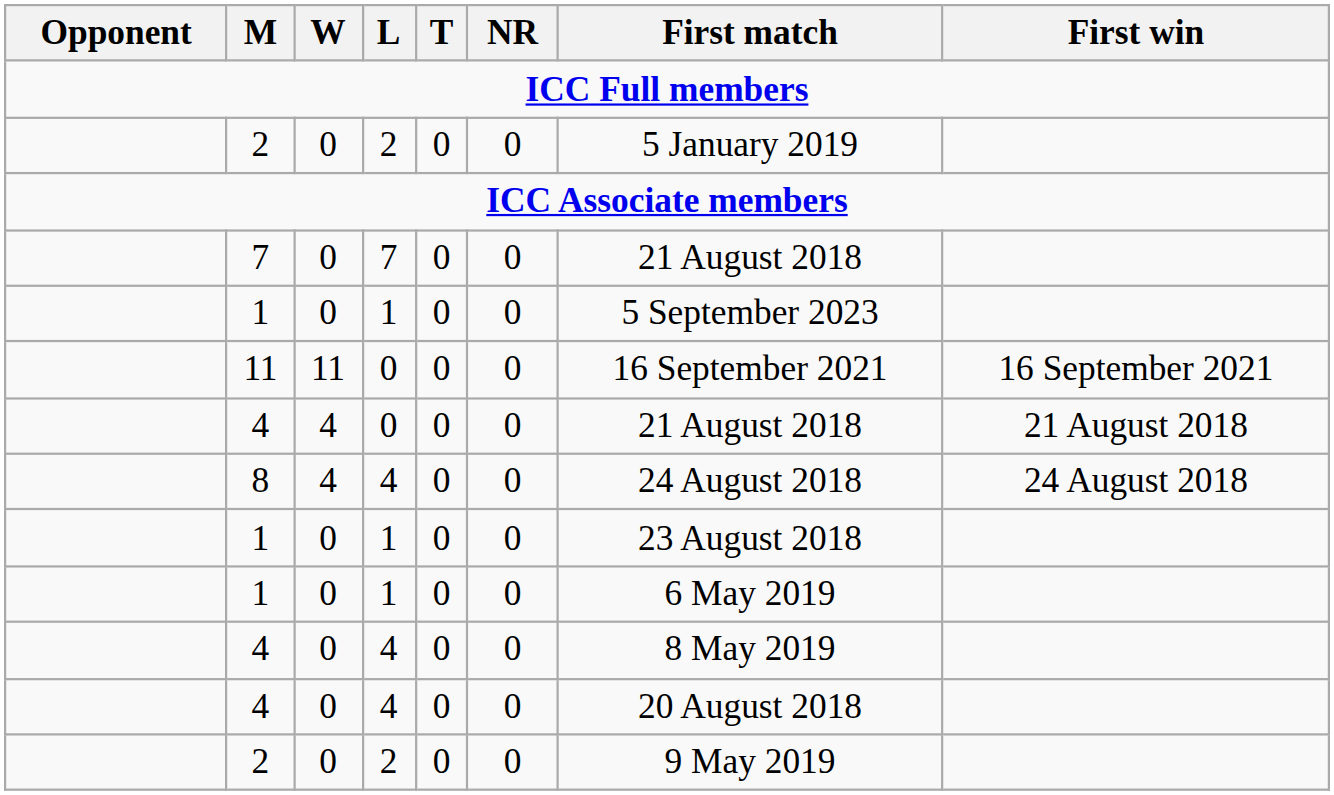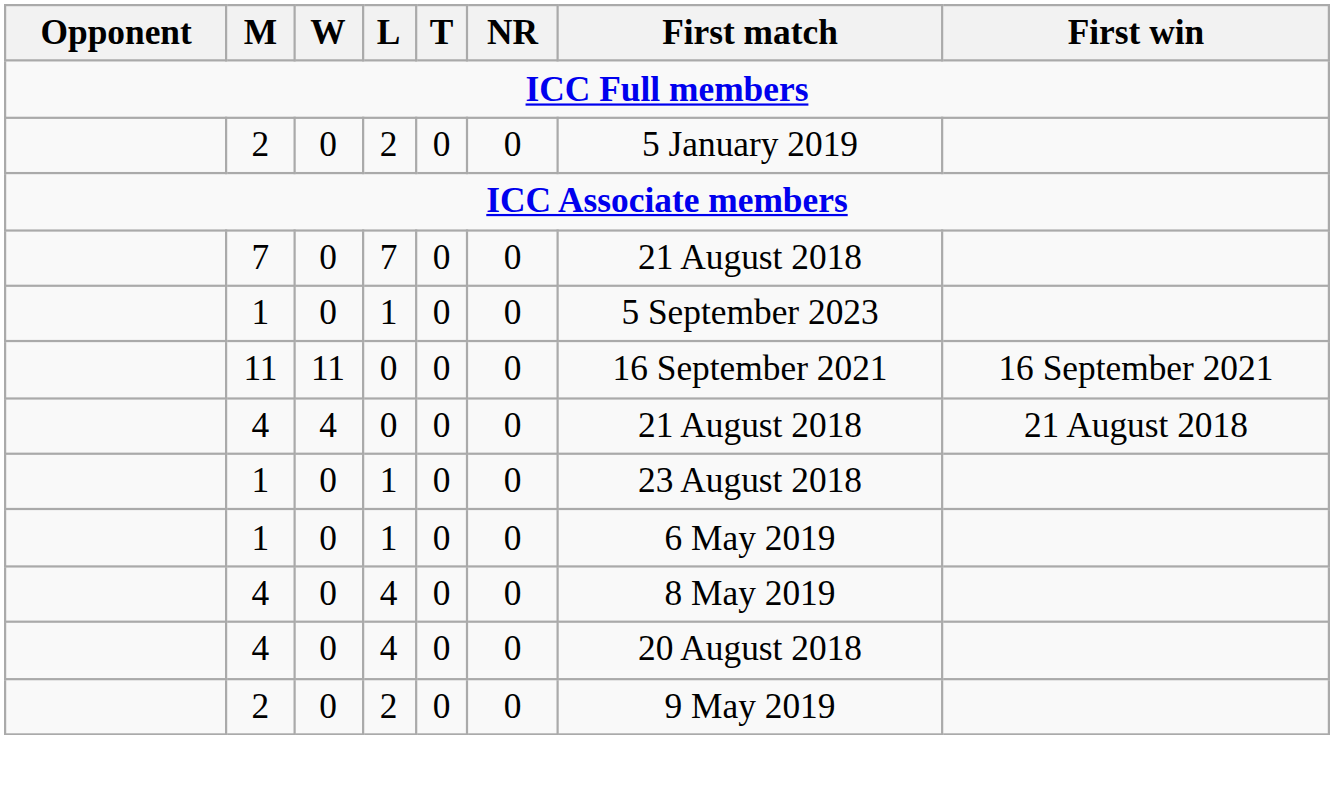- row: (260, 481)
